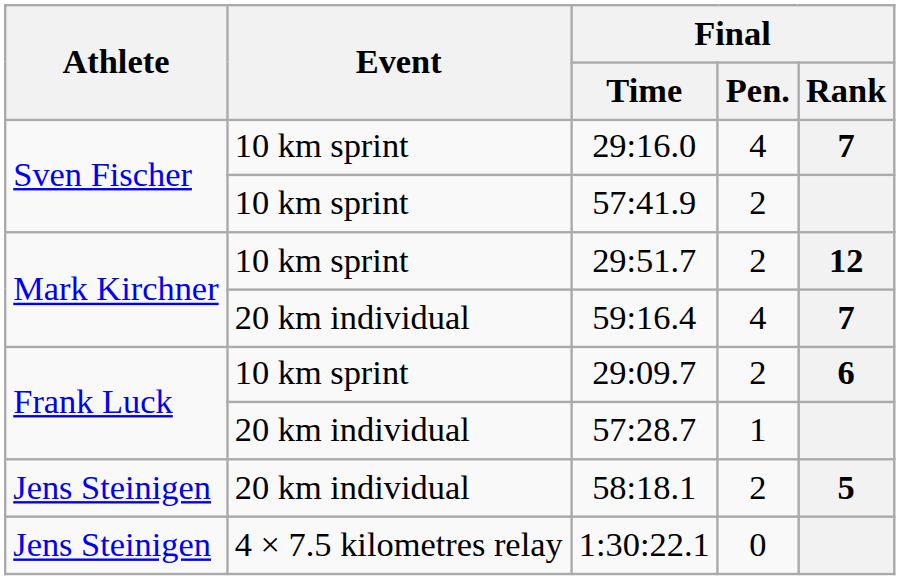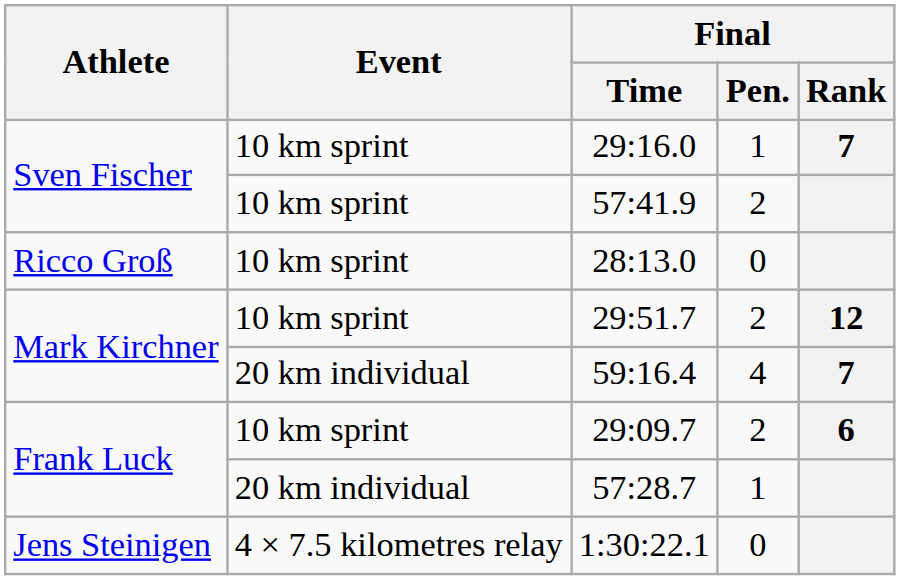(758, 146) 4 -> (758, 146) 1
+ row: (644, 260)
- row: (644, 487)
